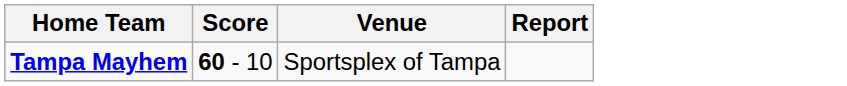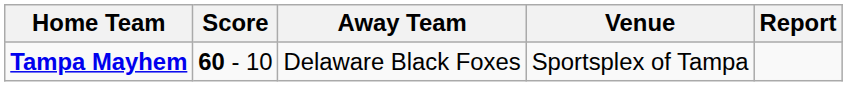+ column: (402, 23)
